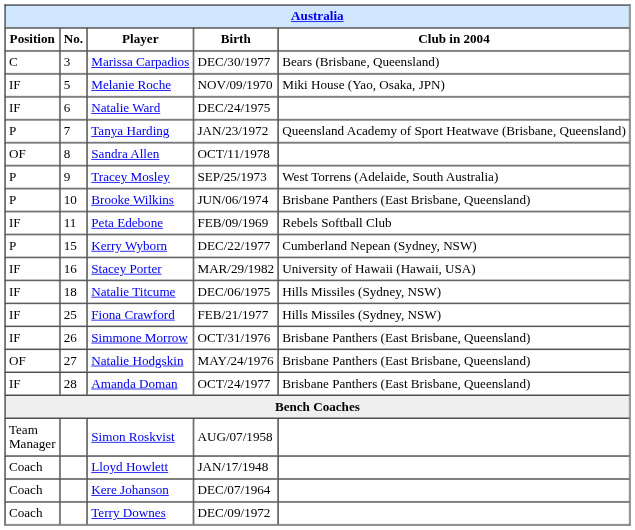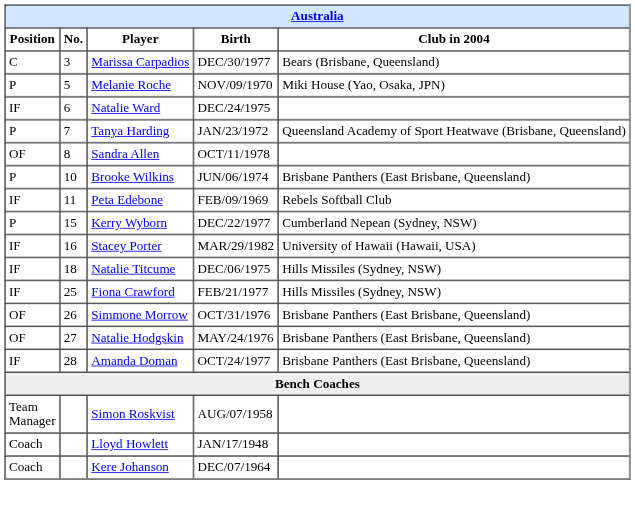(15, 85) IF -> (13, 85) P
- row: (131, 177)
(15, 337) IF -> (17, 314) OF
- row: (129, 513)
